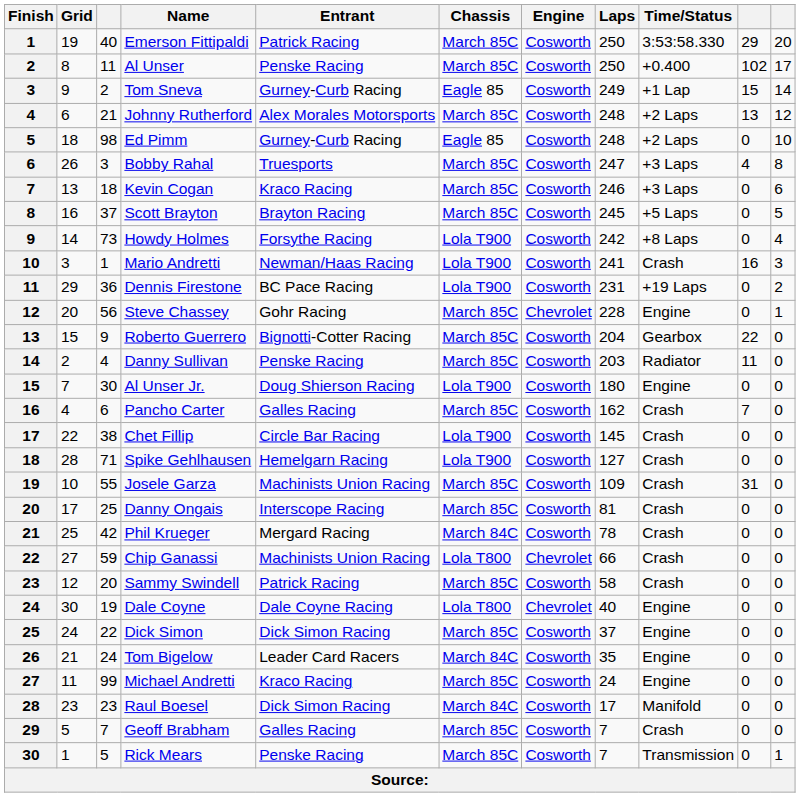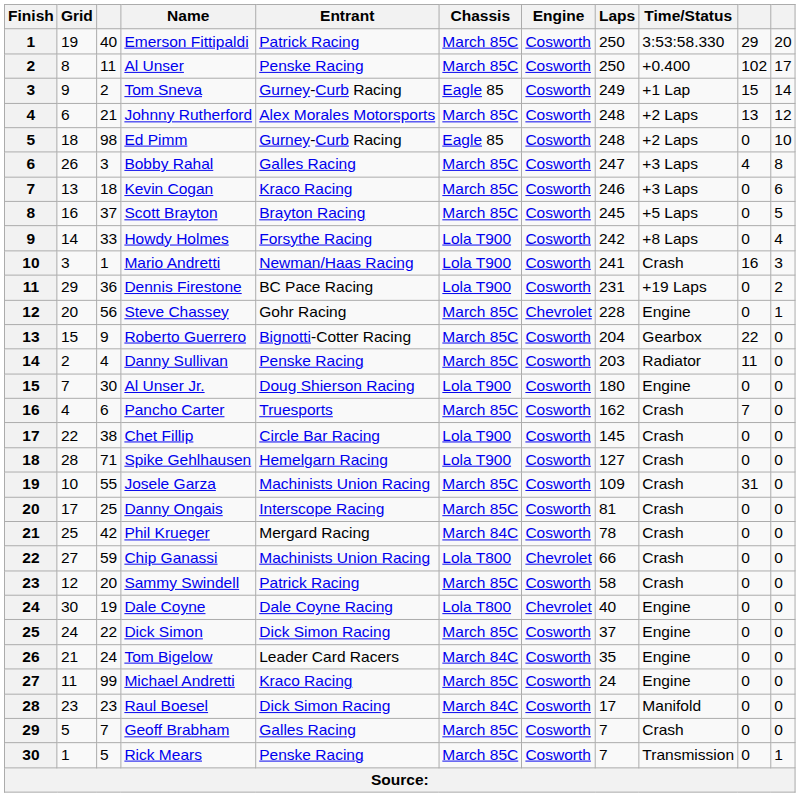(296, 164) Truesports -> (308, 164) Galles Racing
(109, 238) 73 -> (109, 238) 33
(308, 410) Galles Racing -> (296, 410) Truesports
